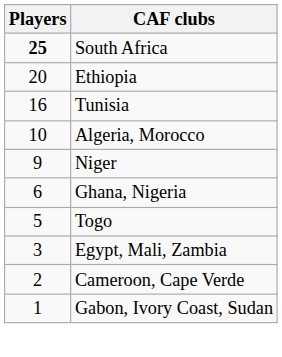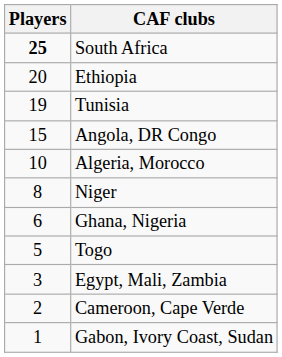(38, 105) 16 -> (38, 105) 19
+ row: (146, 134)
(38, 163) 9 -> (38, 192) 8
